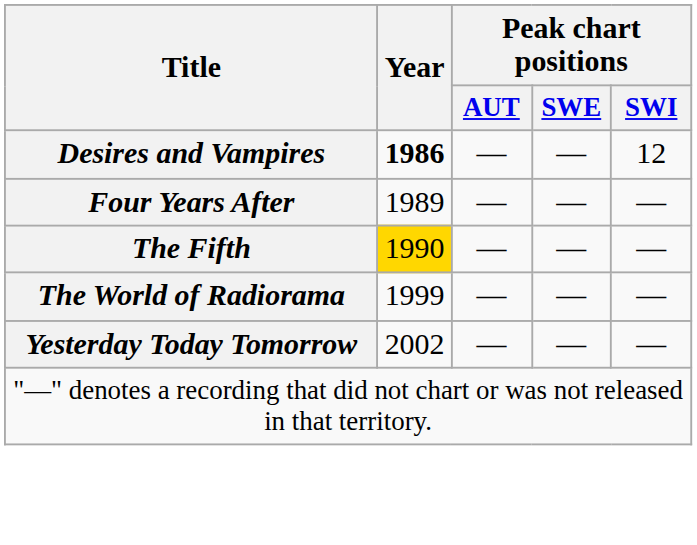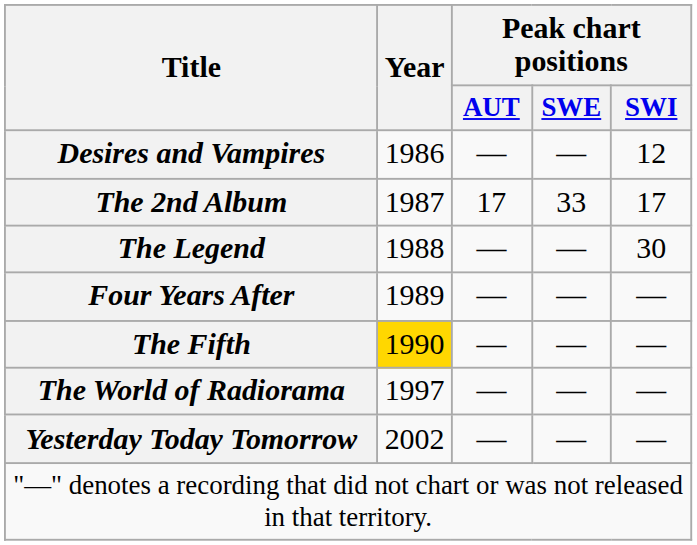(415, 153) bold -> (415, 153) normal
+ row: (191, 201)
+ row: (191, 248)
(415, 296) 1999 -> (415, 391) 1997
